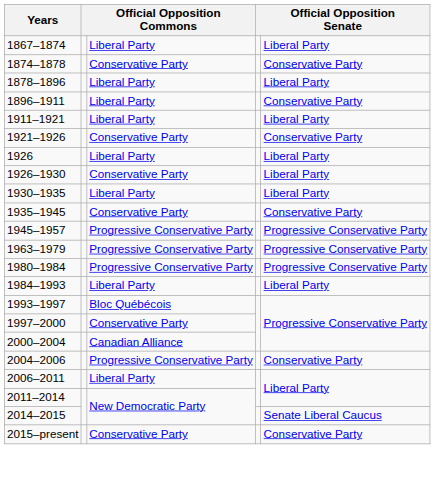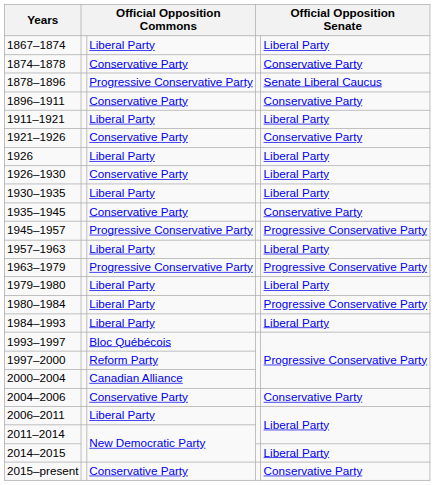(122, 82) Liberal Party -> (171, 82) Progressive Conservative Party
(296, 82) Liberal Party -> (323, 82) Senate Liberal Caucus
(122, 100) Liberal Party -> (139, 100) Conservative Party
+ row: (36, 249)
+ row: (36, 286)
(171, 267) Progressive Conservative Party -> (122, 304) Liberal Party
(139, 323) Conservative Party -> (124, 360) Reform Party
(171, 360) Progressive Conservative Party -> (139, 397) Conservative Party
(323, 415) Senate Liberal Caucus -> (296, 452) Liberal Party
